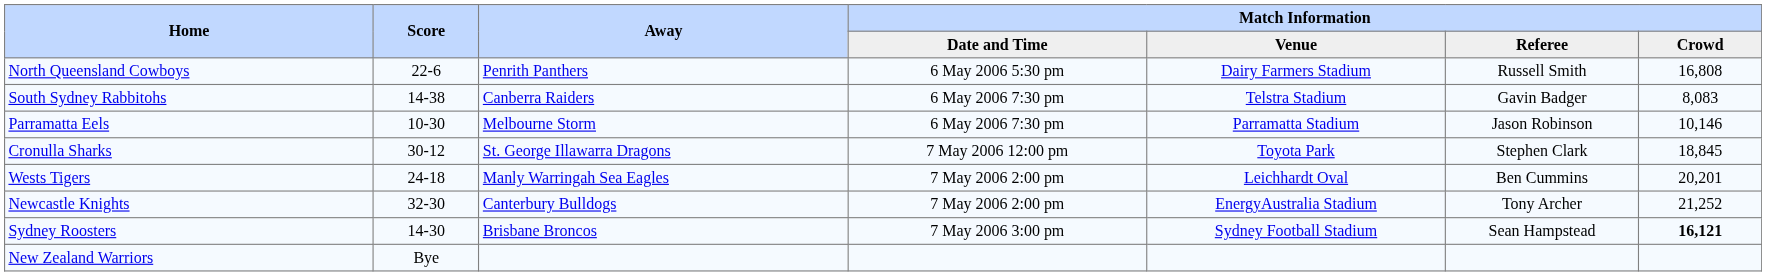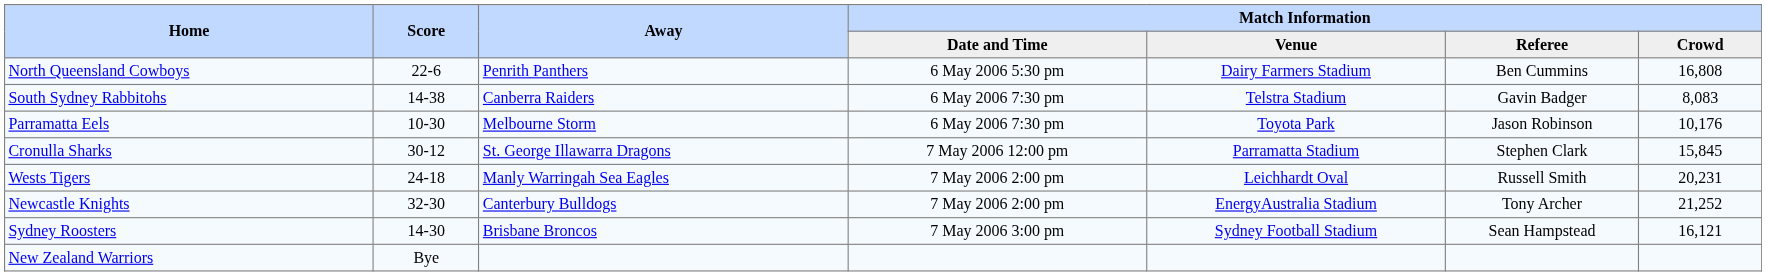(1542, 71) Russell Smith -> (1542, 71) Ben Cummins
(1296, 124) Parramatta Stadium -> (1296, 124) Toyota Park
(1700, 124) 10,146 -> (1700, 124) 10,176
(1296, 151) Toyota Park -> (1296, 151) Parramatta Stadium
(1700, 151) 18,845 -> (1700, 151) 15,845
(1542, 177) Ben Cummins -> (1542, 177) Russell Smith
(1700, 177) 20,201 -> (1700, 177) 20,231
(1700, 230) bold -> (1700, 230) normal
